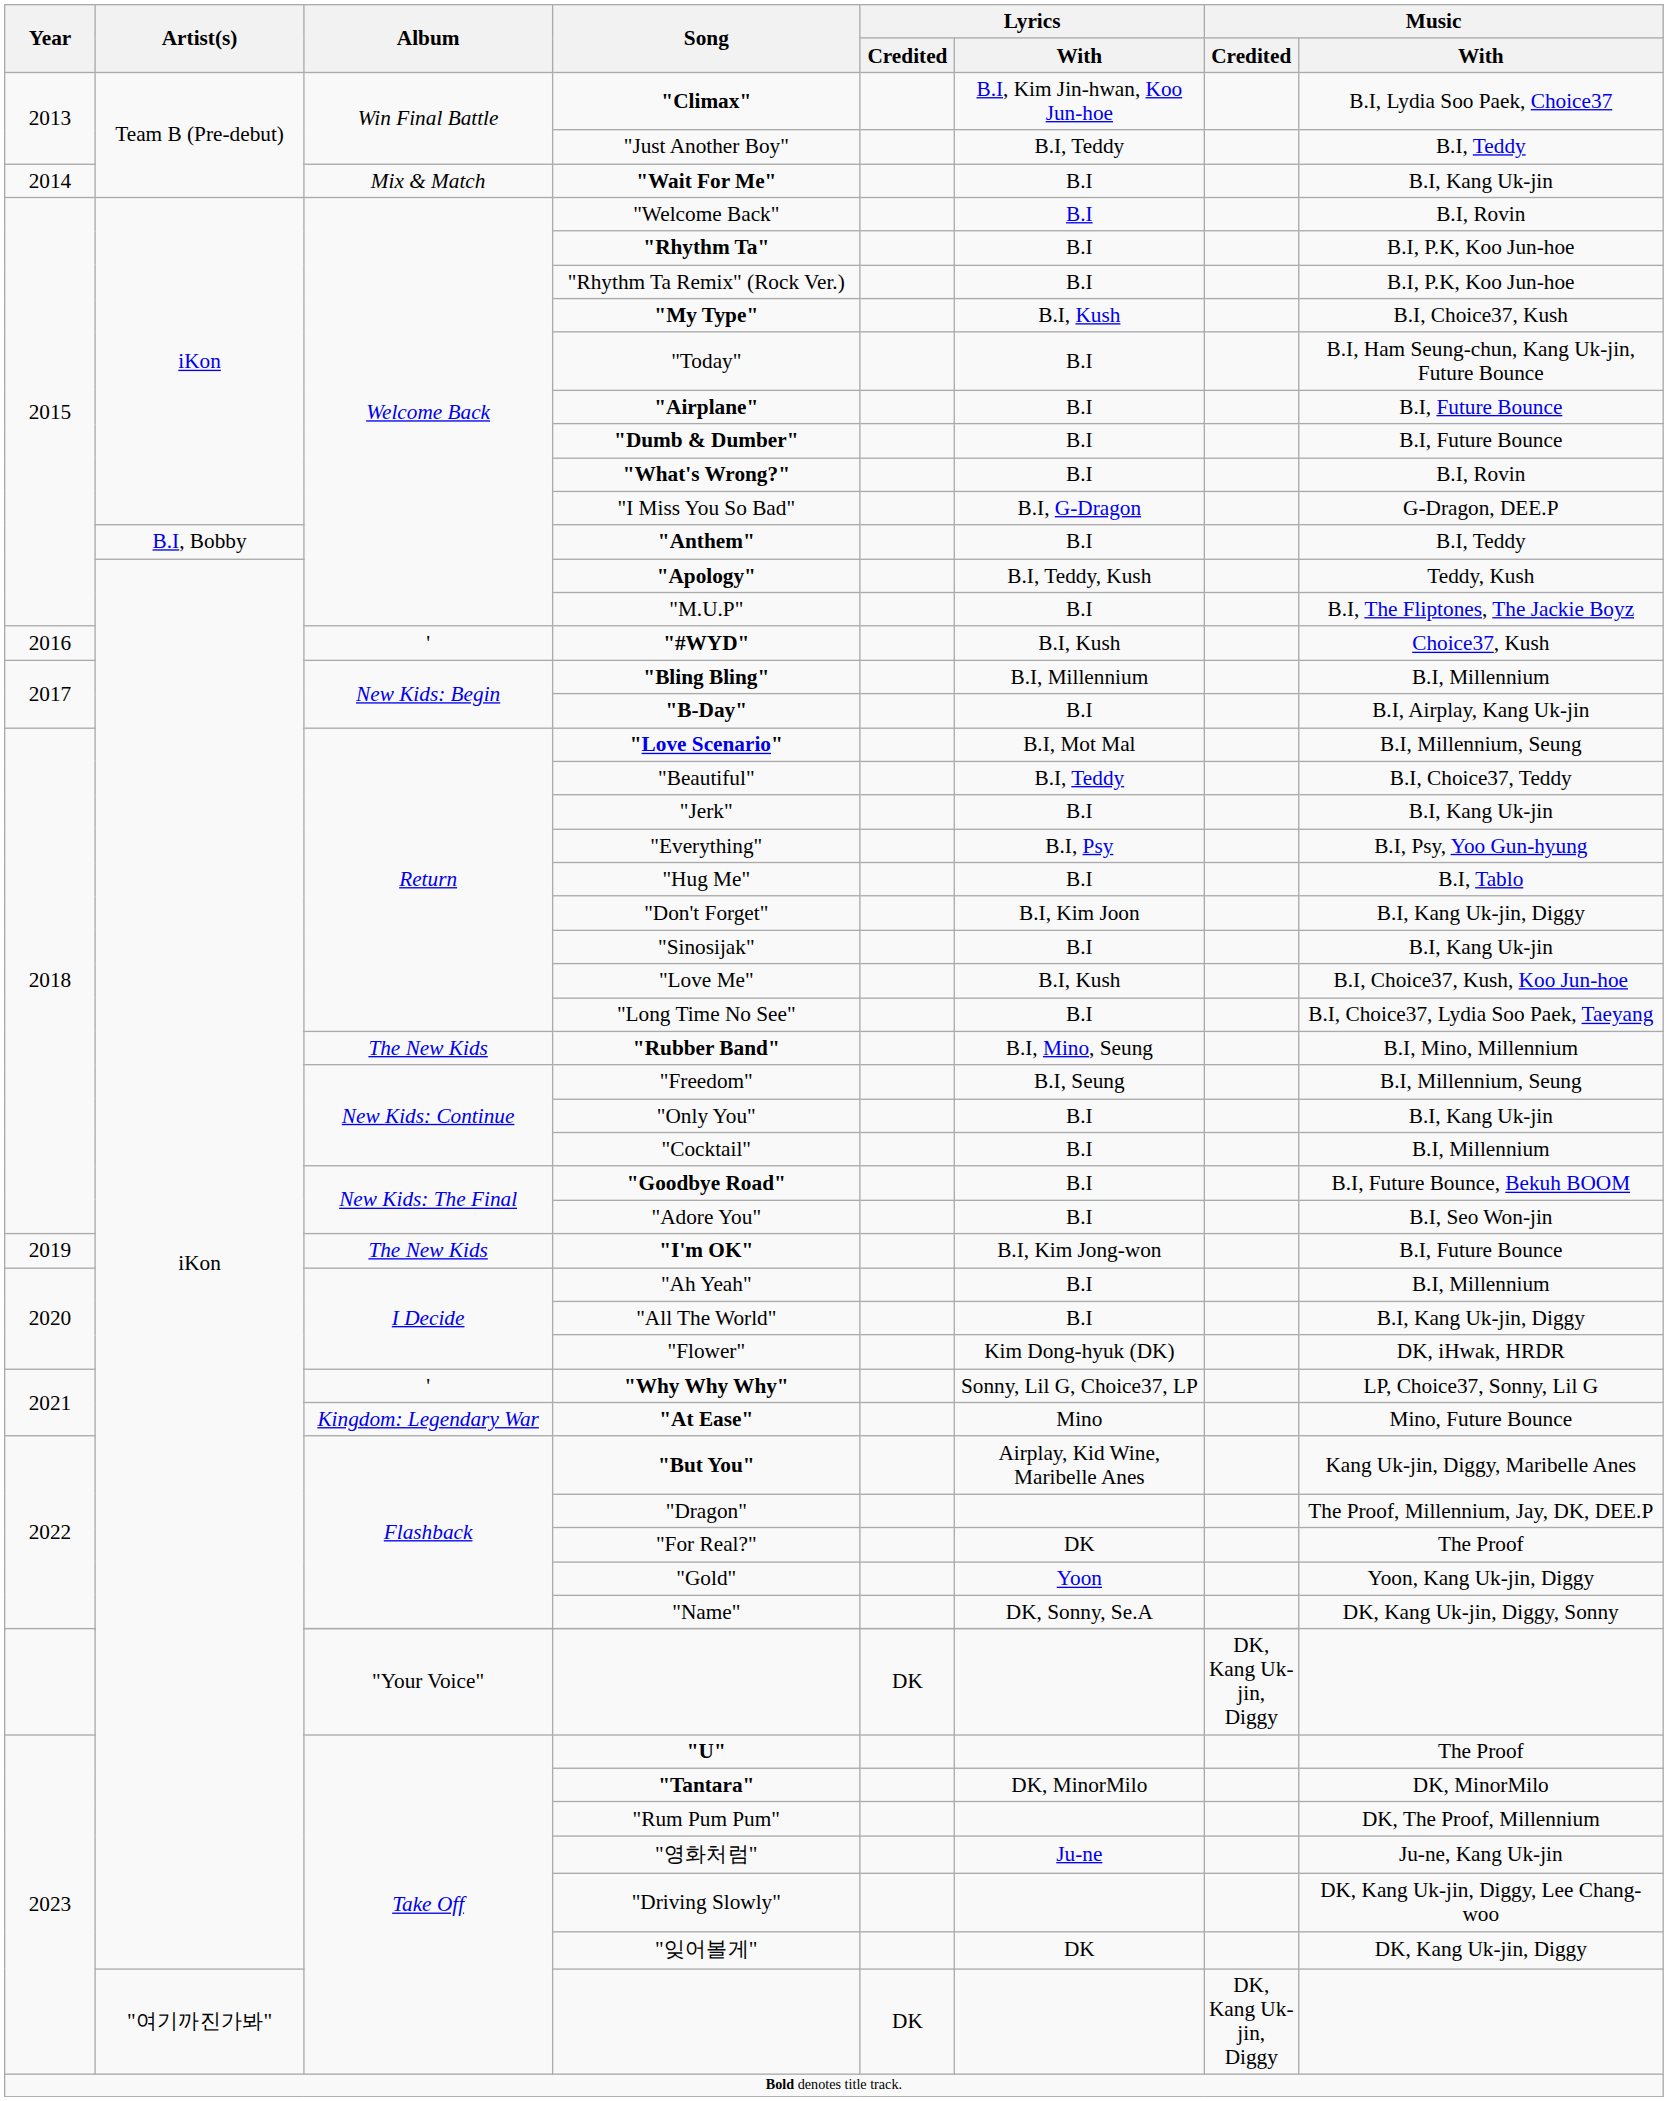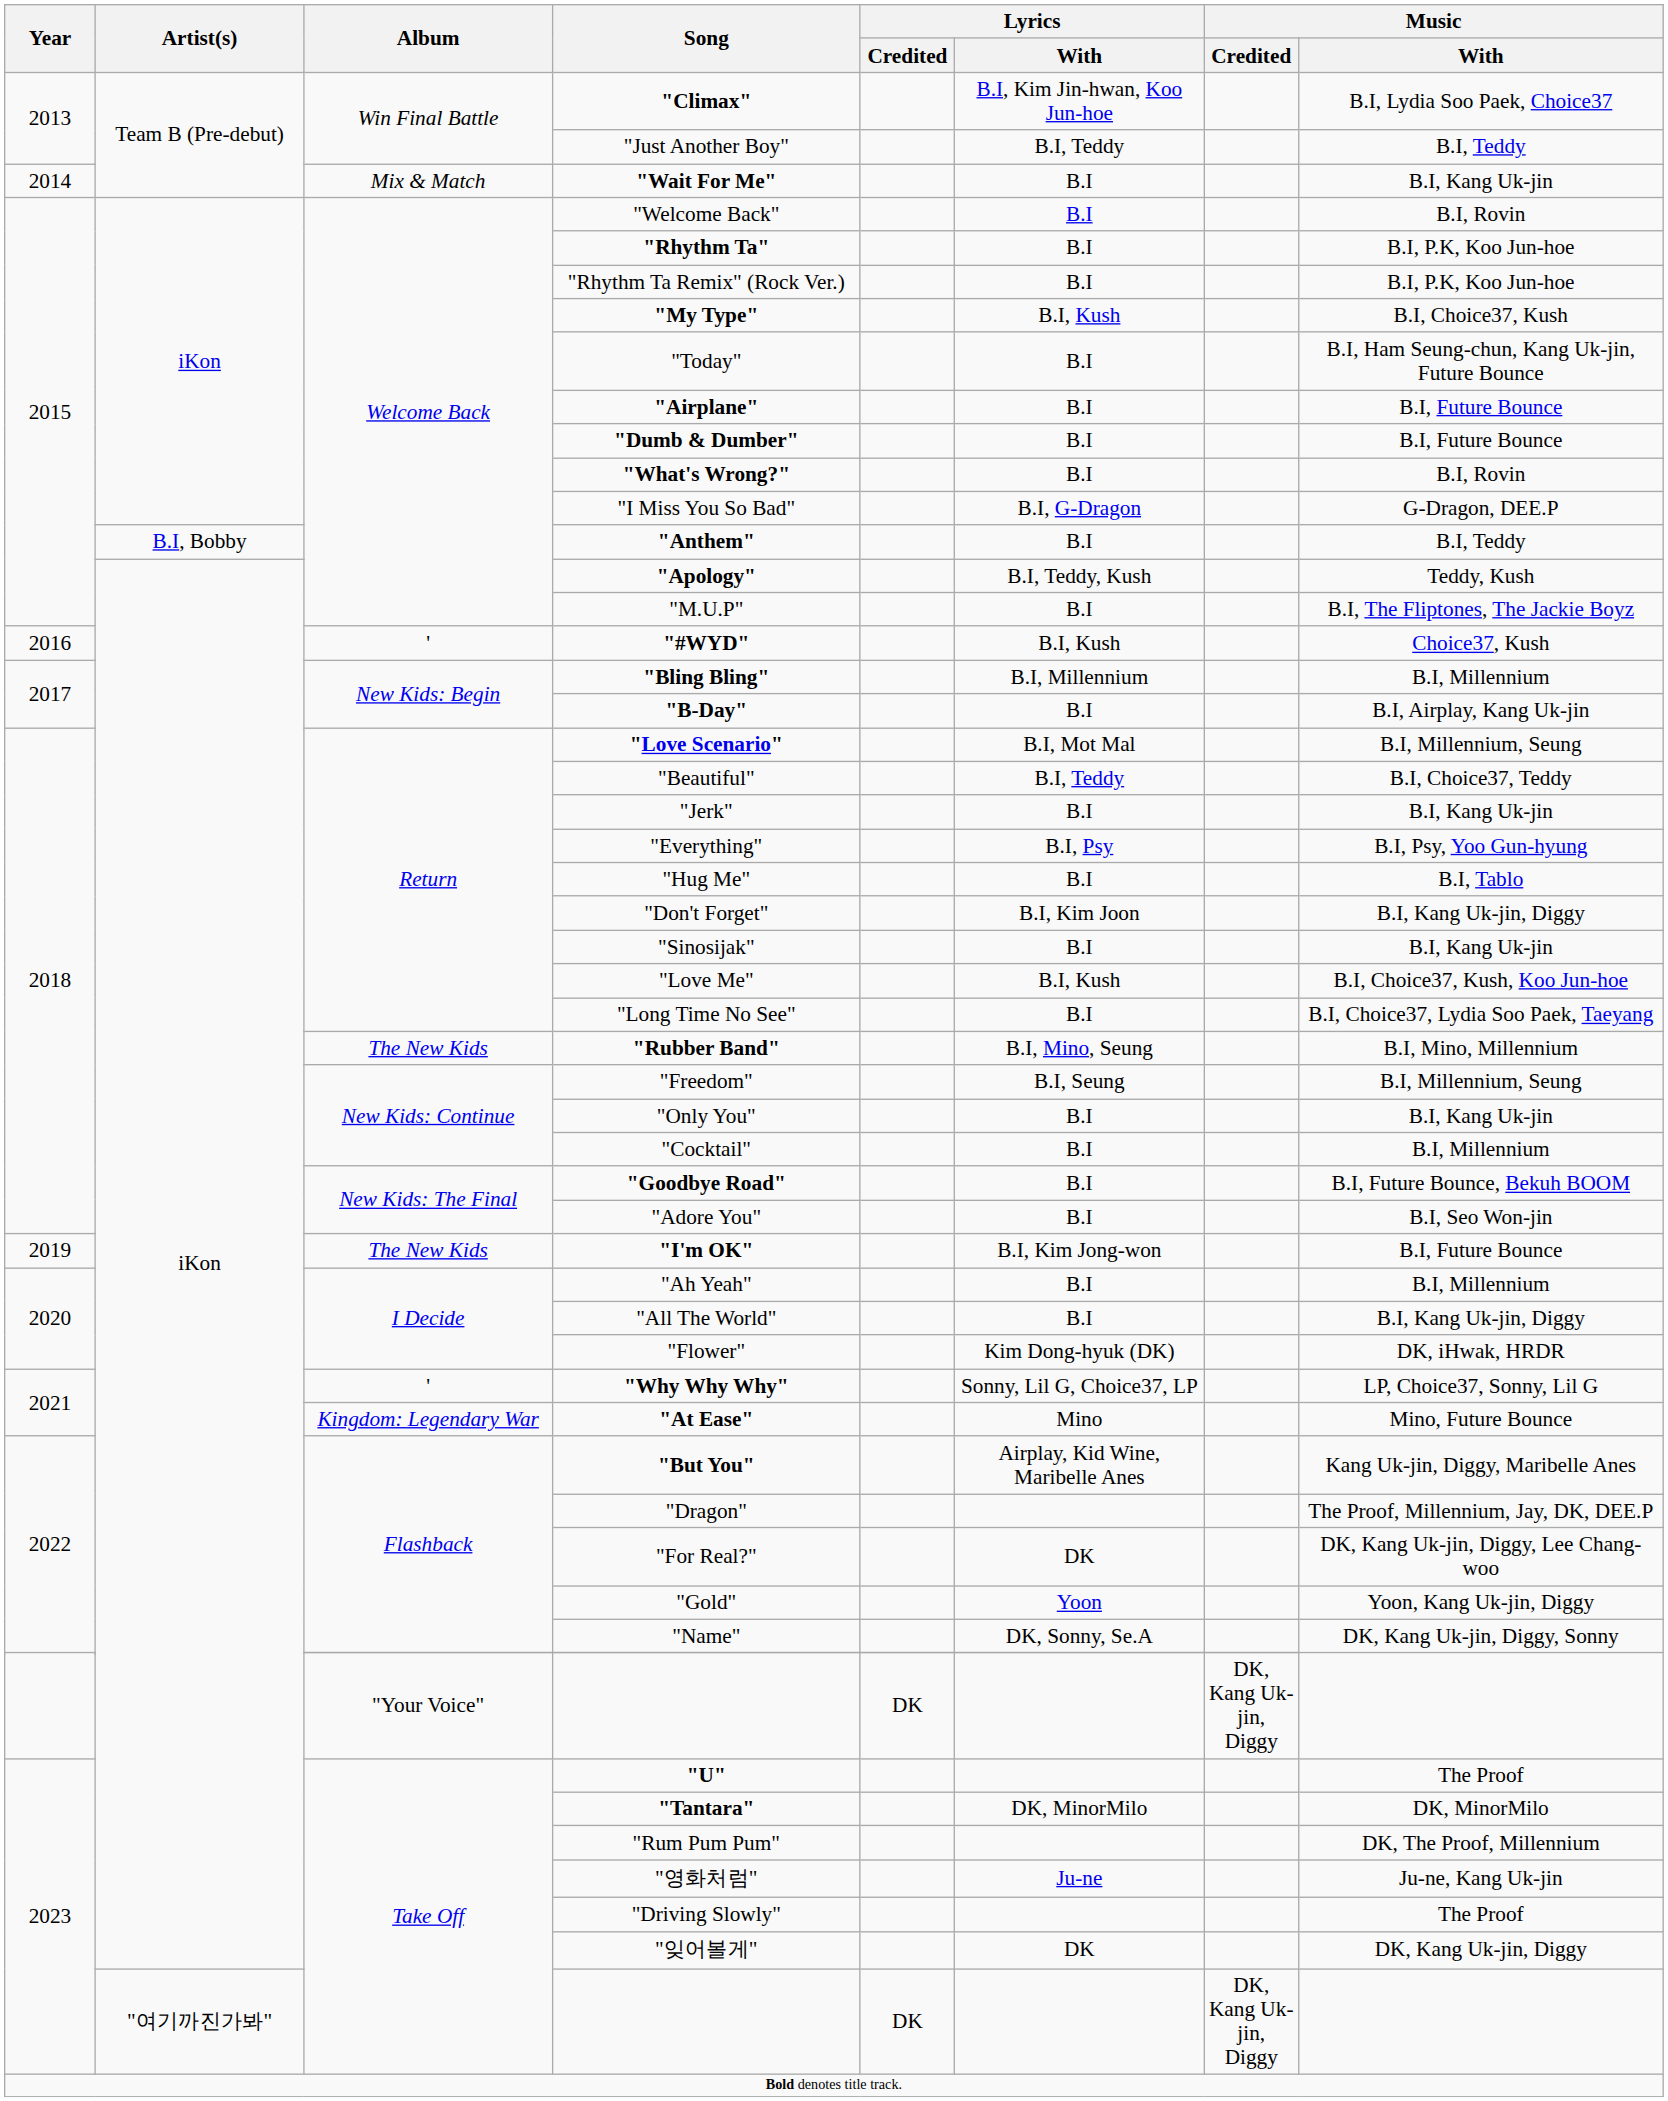(1481, 1544) The Proof -> (1481, 1556) DK, Kang Uk-jin, Diggy, Lee Chang-woo
(1481, 1902) DK, Kang Uk-jin, Diggy, Lee Chang-woo -> (1481, 1914) The Proof
